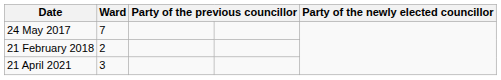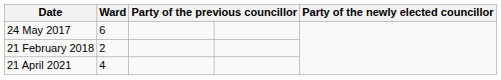(102, 30) 7 -> (102, 30) 6
(102, 65) 3 -> (102, 65) 4
